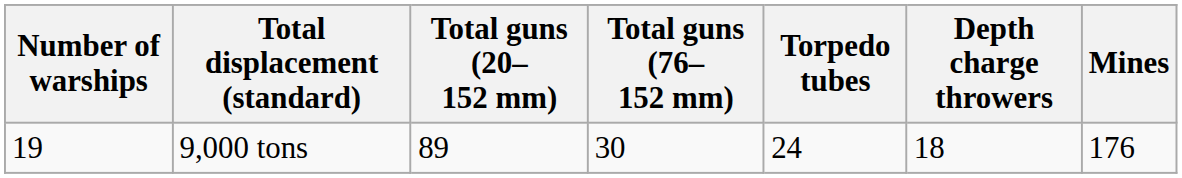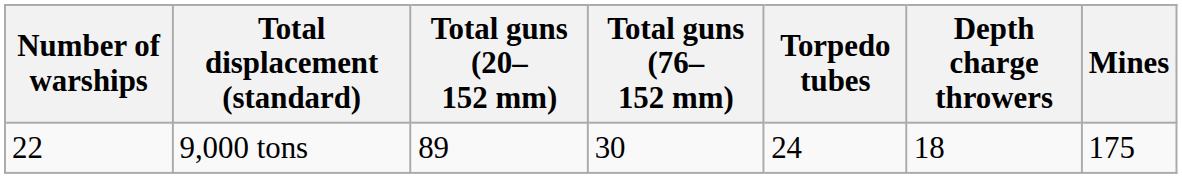(28, 147) 19 -> (28, 147) 22
(1112, 147) 176 -> (1112, 147) 175
